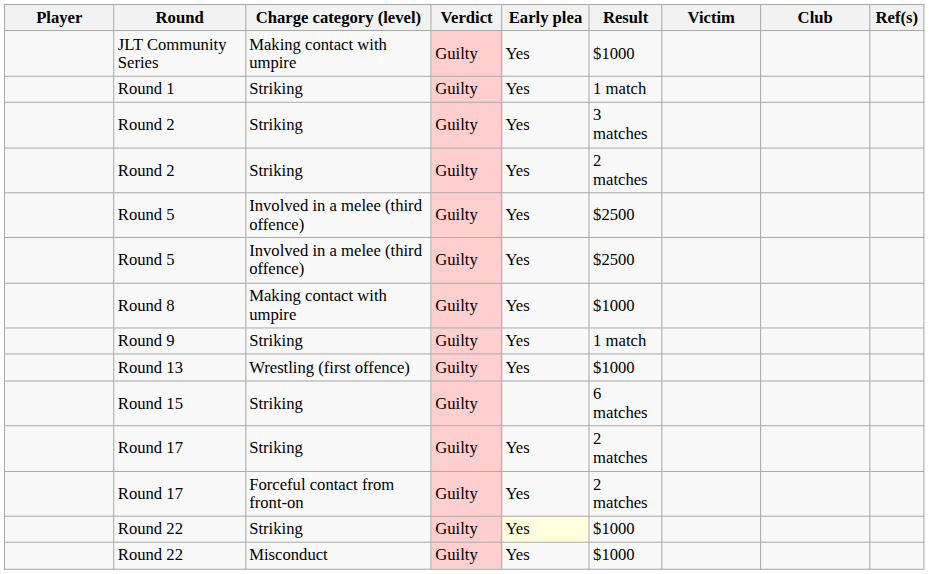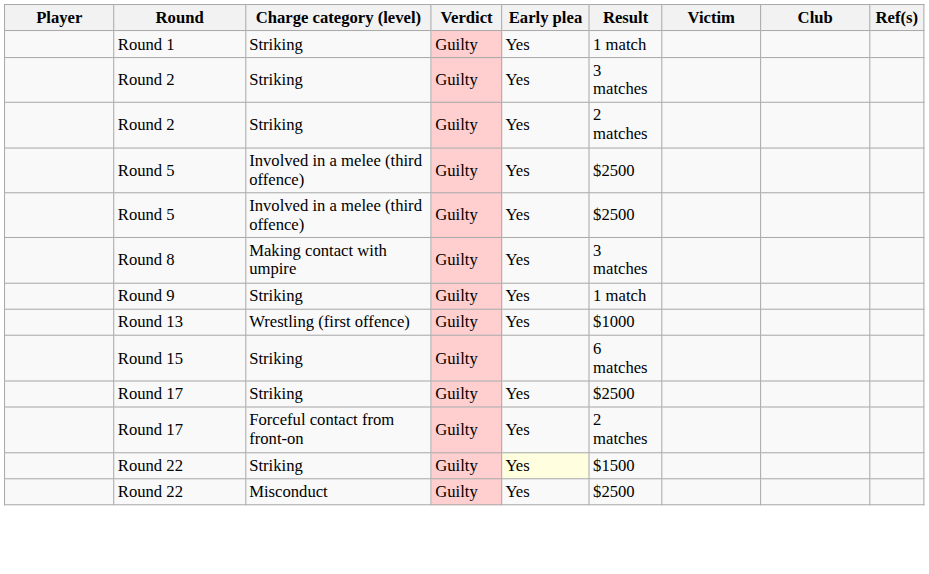- row: (172, 53)
(614, 305) $1000 -> (620, 260) 3 matches
(620, 448) 2 matches -> (614, 393) $2500
(614, 529) $1000 -> (614, 465) $1500
(614, 555) $1000 -> (614, 491) $2500
